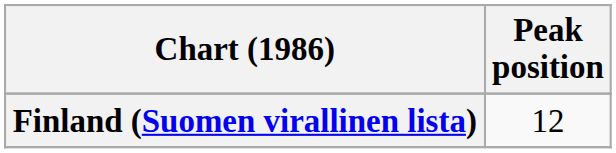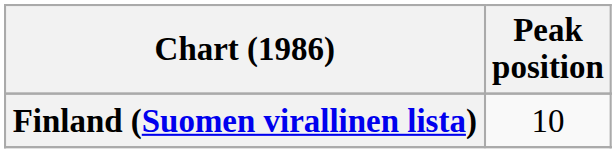(548, 119) 12 -> (548, 119) 10
